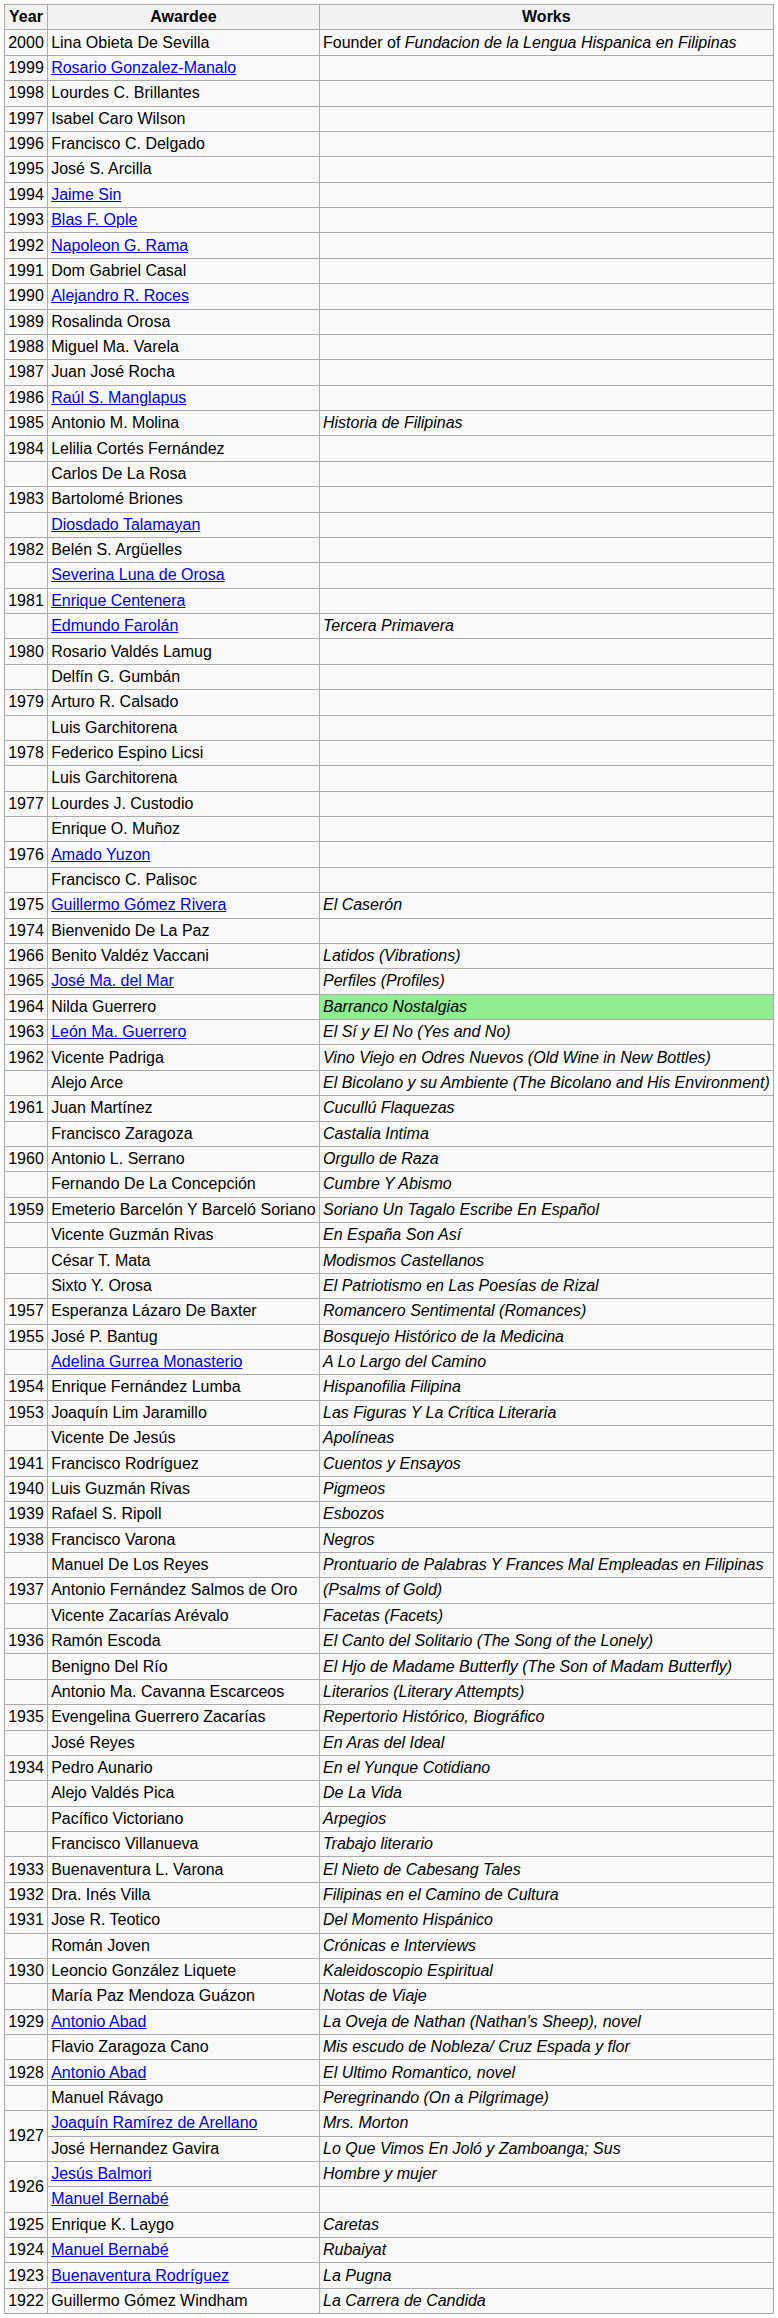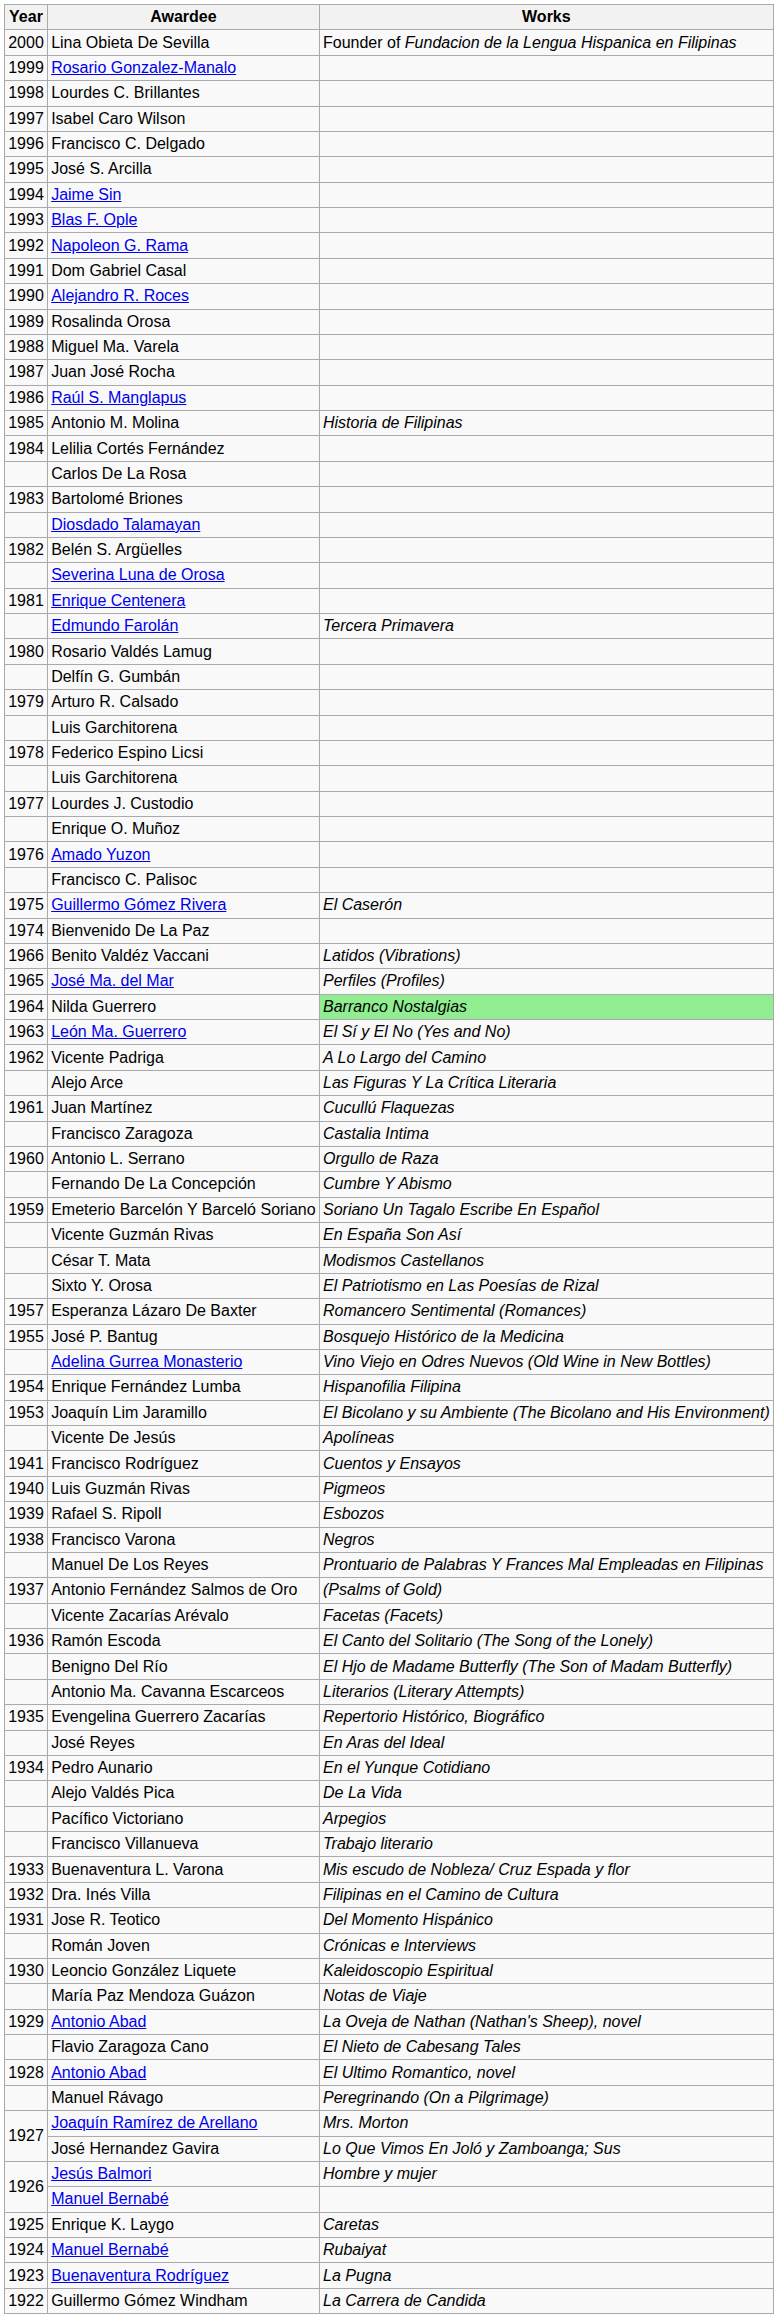(517, 1057) Vino Viejo en Odres Nuevos (Old Wine in New Bottles) -> (405, 1057) A Lo Largo del Camino
(546, 1082) El Bicolano y su Ambiente (The Bicolano and His Environment) -> (440, 1082) Las Figuras Y La Crítica Literaria
(405, 1362) A Lo Largo del Camino -> (517, 1362) Vino Viejo en Odres Nuevos (Old Wine in New Bottles)
(440, 1412) Las Figuras Y La Crítica Literaria -> (546, 1412) El Bicolano y su Ambiente (The Bicolano and His Environment)
(422, 1869) El Nieto de Cabesang Tales -> (476, 1869) Mis escudo de Nobleza/ Cruz Espada y flor
(476, 2047) Mis escudo de Nobleza/ Cruz Espada y flor -> (422, 2047) El Nieto de Cabesang Tales
